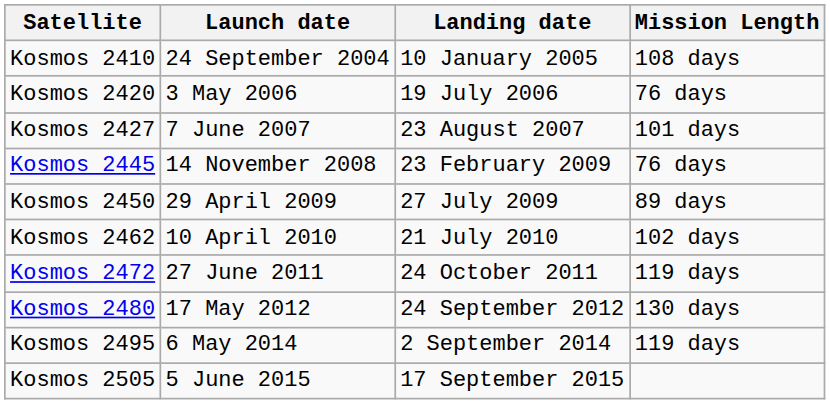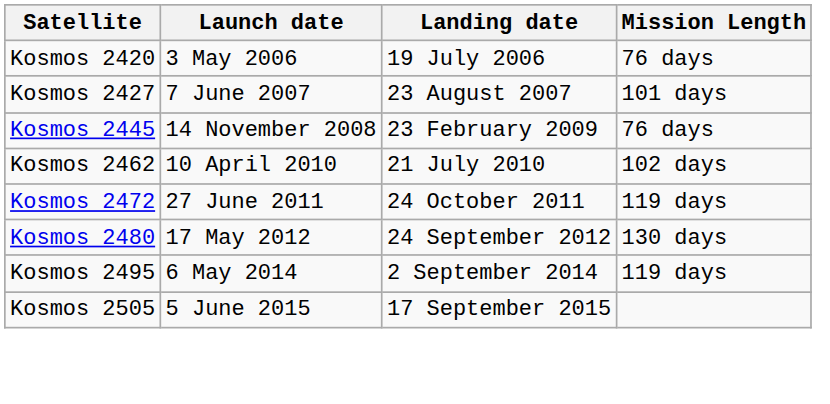- row: (83, 59)
- row: (83, 202)
